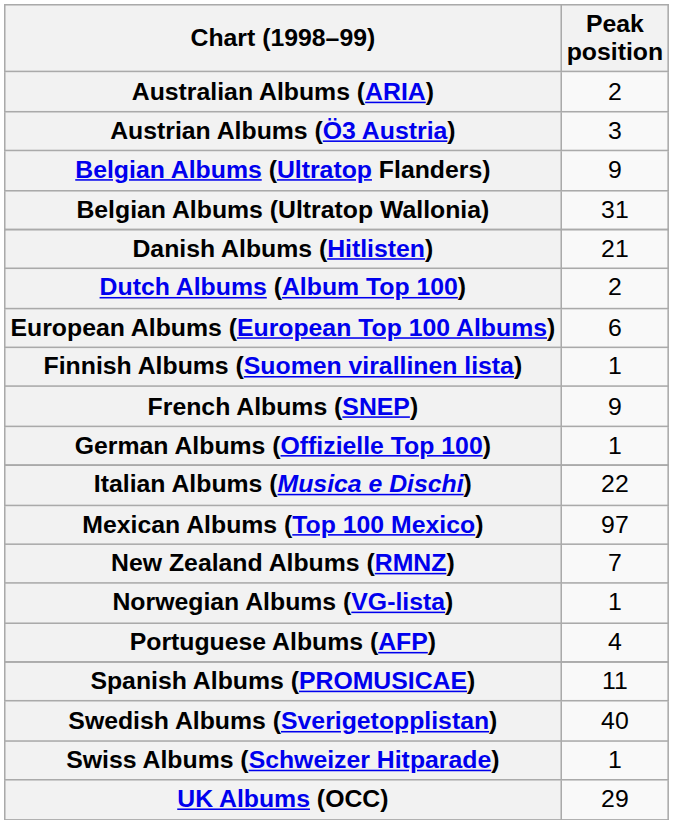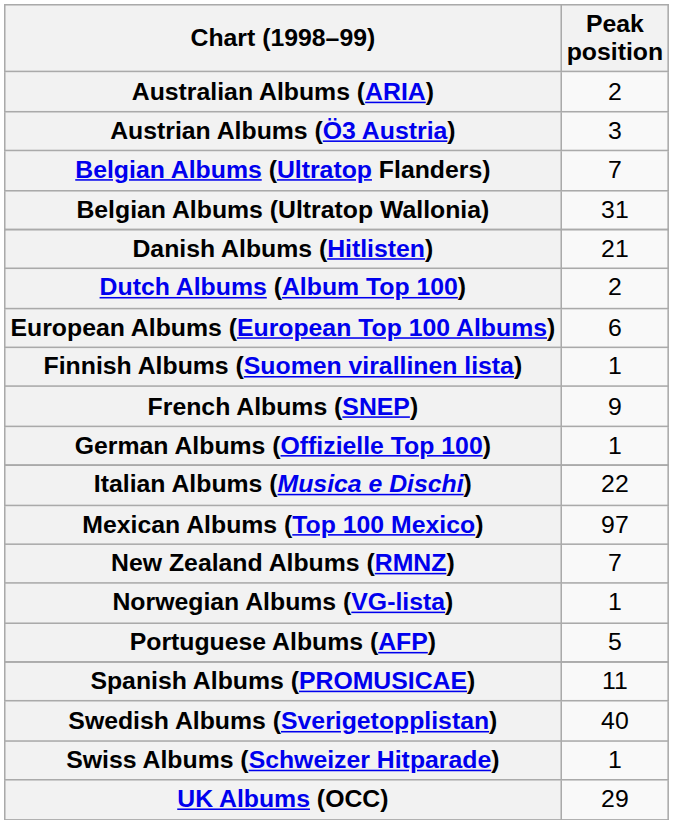(615, 170) 9 -> (615, 170) 7
(615, 642) 4 -> (615, 642) 5
